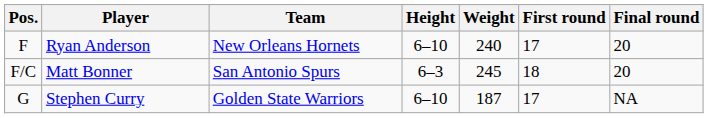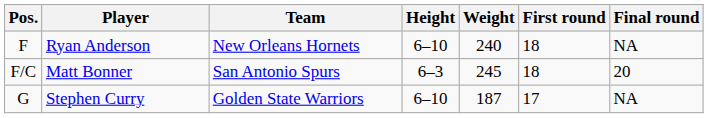(531, 44) 17 -> (531, 44) 18
(622, 44) 20 -> (626, 44) NA
